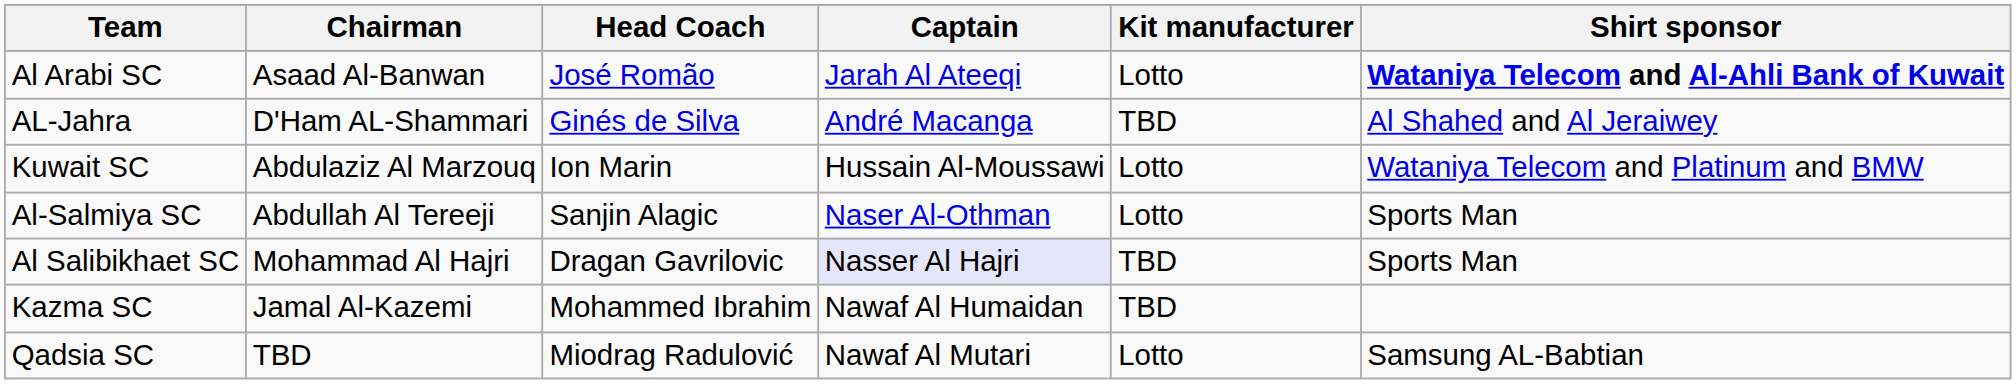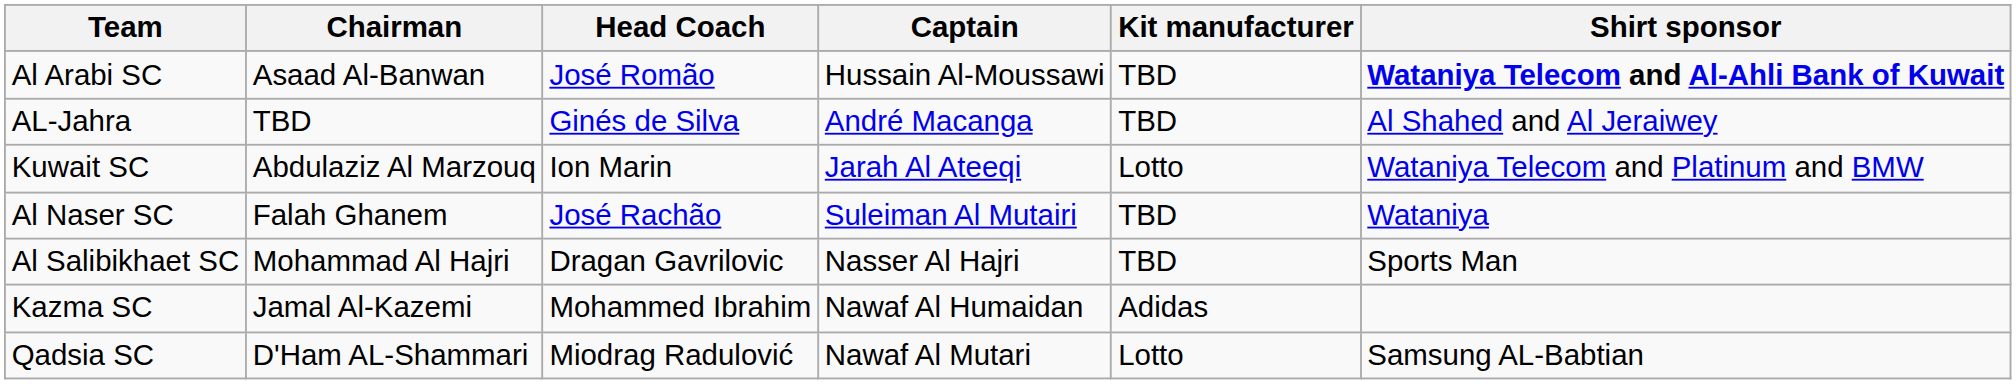(923, 74) Jarah Al Ateeqi -> (965, 74) Hussain Al-Moussawi
(1151, 74) Lotto -> (1148, 74) TBD
(391, 121) D'Ham AL-Shammari -> (282, 121) TBD
(965, 167) Hussain Al-Moussawi -> (923, 167) Jarah Al Ateeqi
+ row: (93, 214)
- row: (107, 214)
(922, 261) lavender background -> (922, 261) no background
(1148, 307) TBD -> (1163, 307) Adidas
(282, 354) TBD -> (391, 354) D'Ham AL-Shammari
